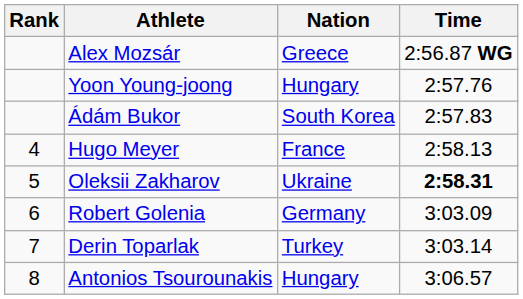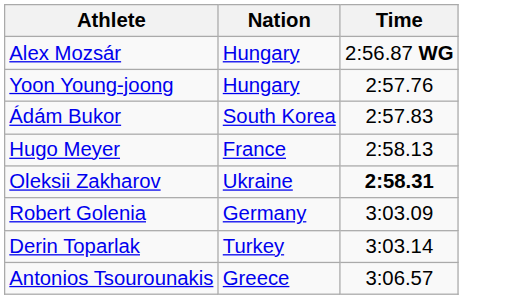- column: (34, 20)
(315, 52) Greece -> (261, 52) Hungary
(320, 278) Hungary -> (256, 278) Greece
